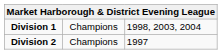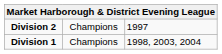rows swapped: (33, 26) <-> (33, 41)
